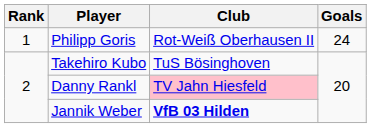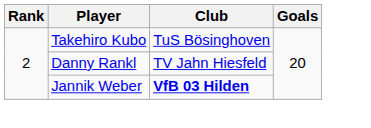- row: (93, 39)
(210, 87) pink background -> (210, 63) no background
